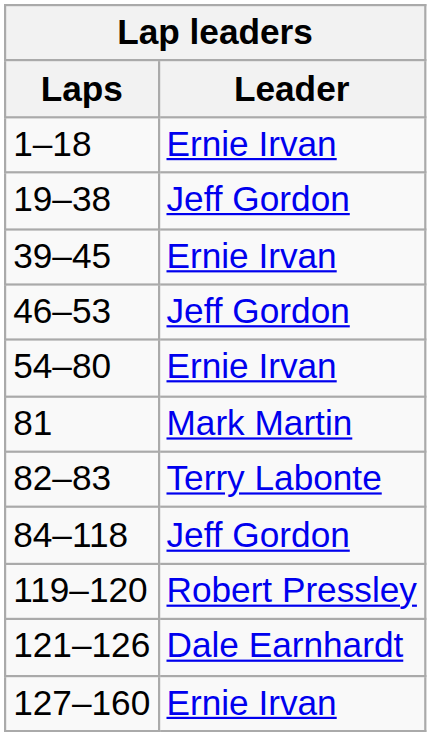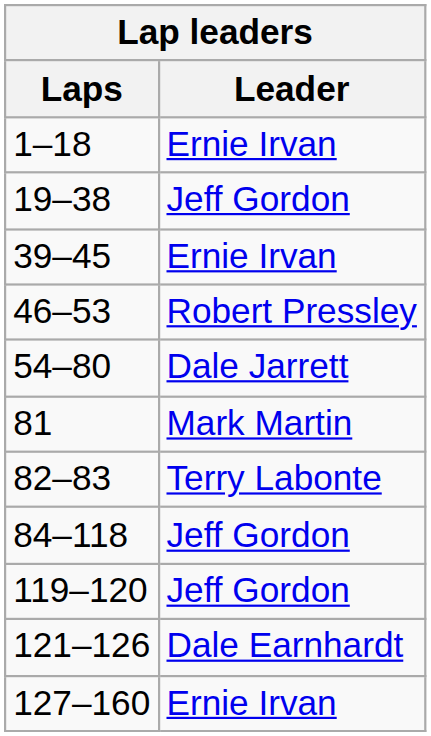(258, 311) Jeff Gordon -> (292, 311) Robert Pressley
(252, 367) Ernie Irvan -> (257, 367) Dale Jarrett
(292, 590) Robert Pressley -> (258, 590) Jeff Gordon
